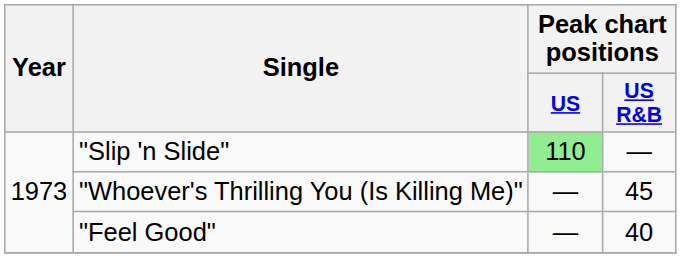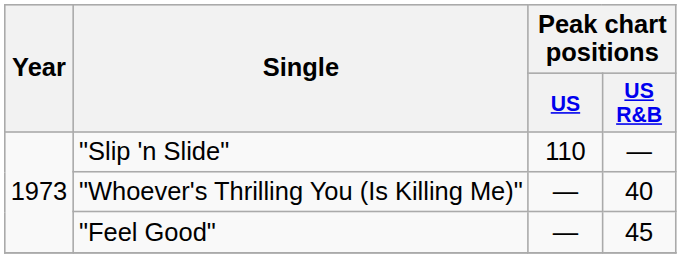(565, 151) lightgreen background -> (565, 151) no background
(639, 191) 45 -> (639, 191) 40
(639, 232) 40 -> (639, 232) 45
